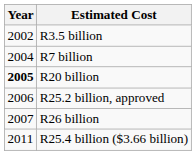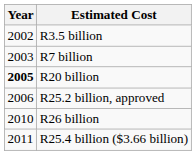(21, 56) 2004 -> (21, 56) 2003
(21, 118) 2007 -> (21, 118) 2010
